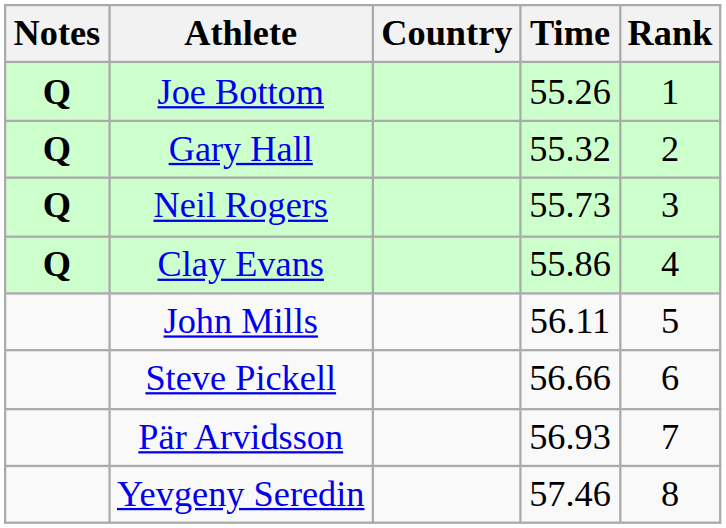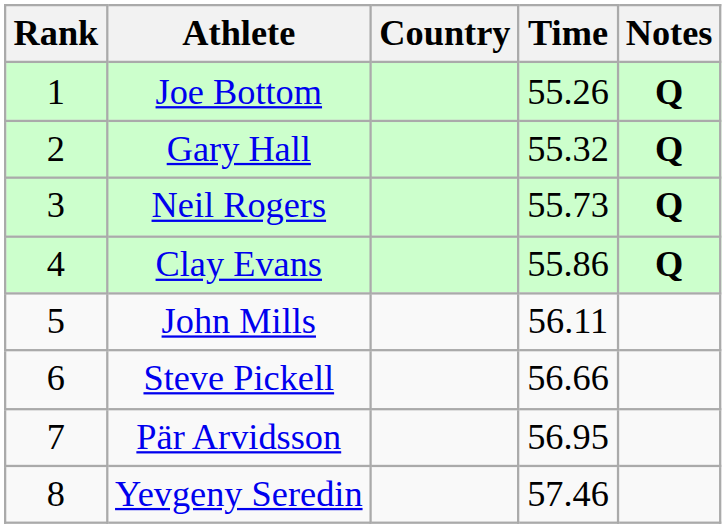columns swapped: (670, 33) <-> (57, 33)
(570, 436) 56.93 -> (568, 436) 56.95
